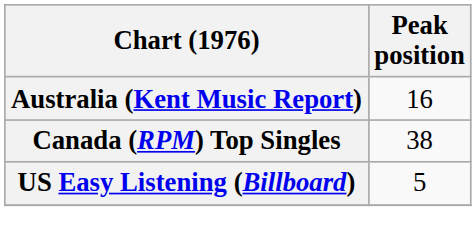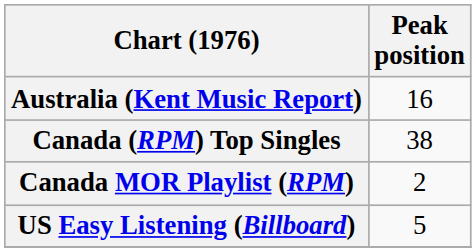+ row: (186, 182)
